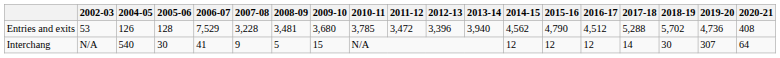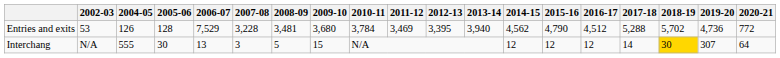(363, 28) 3,785 -> (363, 28) 3,784
(401, 28) 3,472 -> (401, 28) 3,469
(440, 28) 3,396 -> (440, 28) 3,395
(747, 28) 408 -> (747, 28) 772
(126, 45) 540 -> (126, 45) 555
(201, 45) 41 -> (201, 45) 13
(238, 45) 9 -> (238, 45) 3
(666, 45) no background -> (666, 45) gold background
